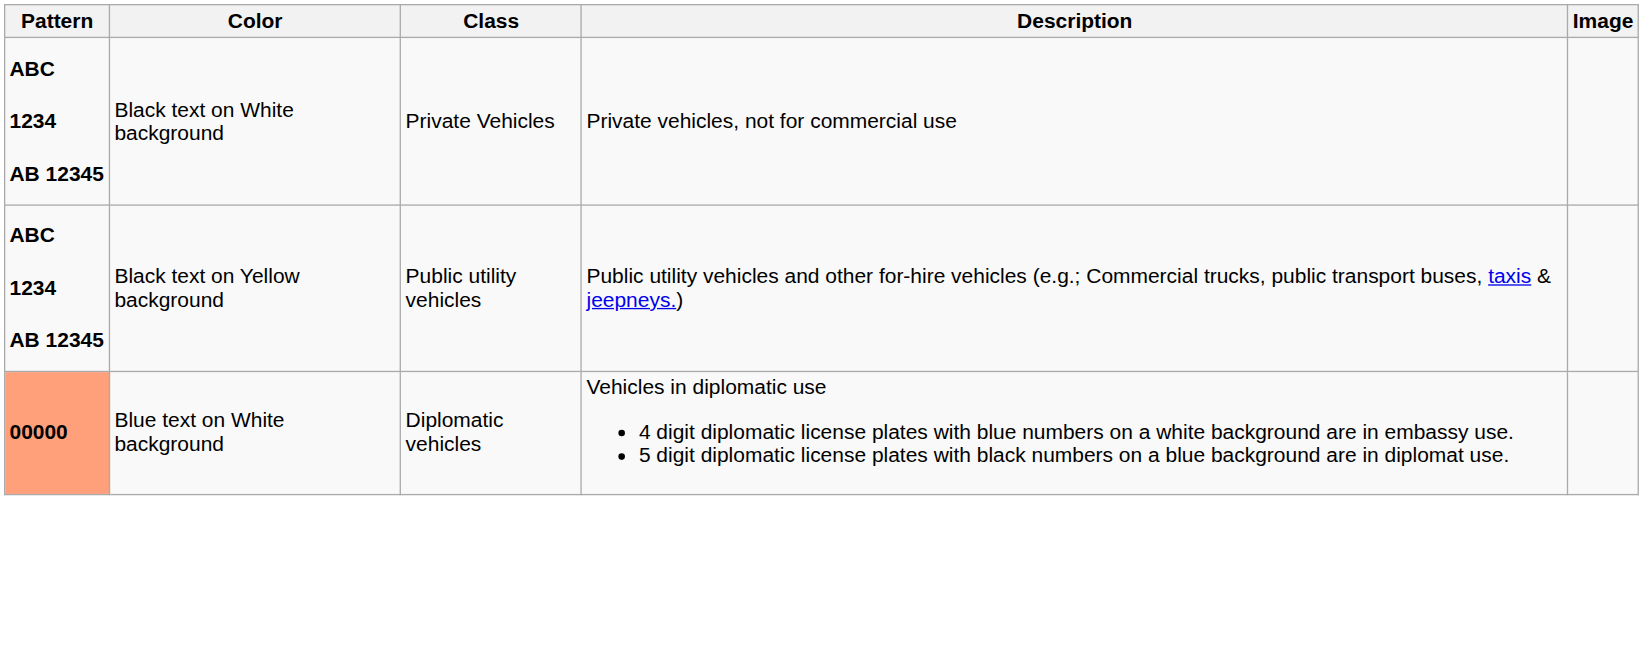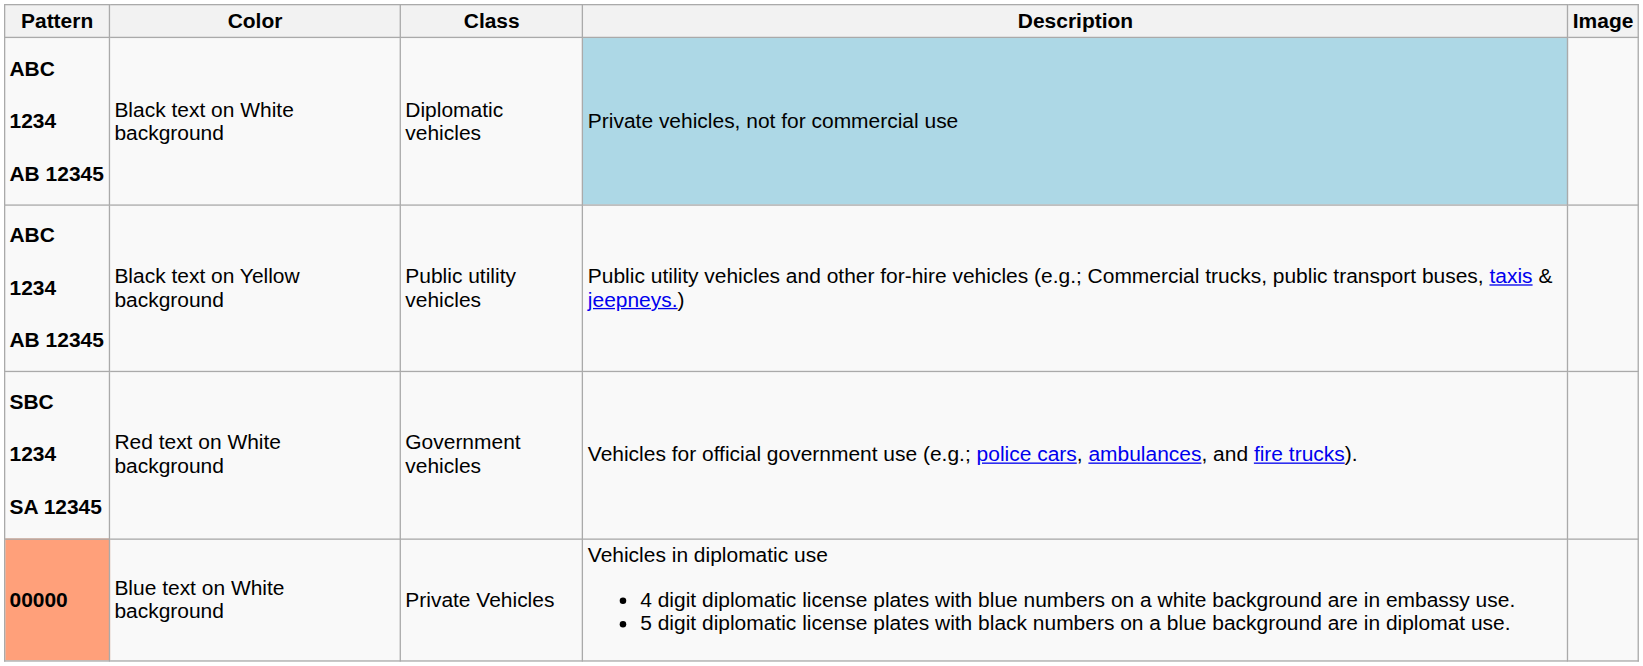(480, 121) Private Vehicles -> (454, 121) Diplomatic vehicles
(772, 121) no background -> (773, 121) lightblue background
+ row: (198, 454)
(455, 432) Diplomatic vehicles -> (480, 599) Private Vehicles
